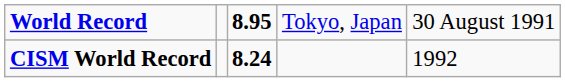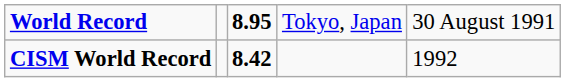(252, 58) 8.24 -> (252, 58) 8.42
